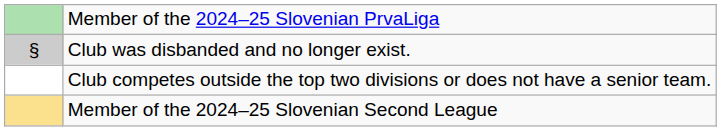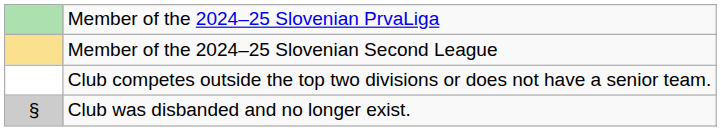rows swapped: (283, 110) <-> (239, 49)
